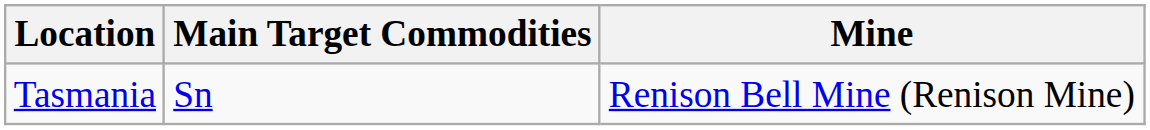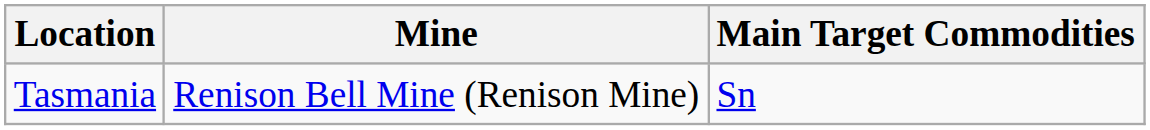columns swapped: (872, 34) <-> (382, 34)
